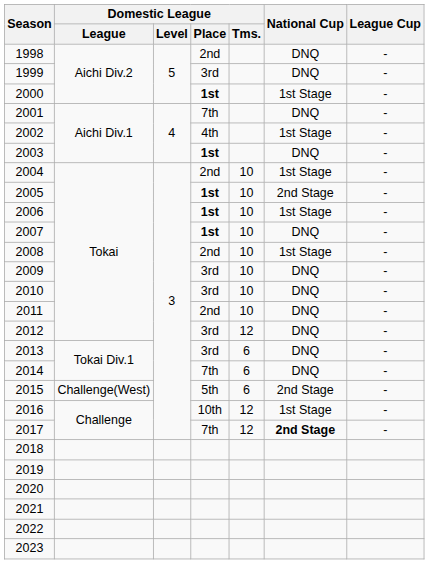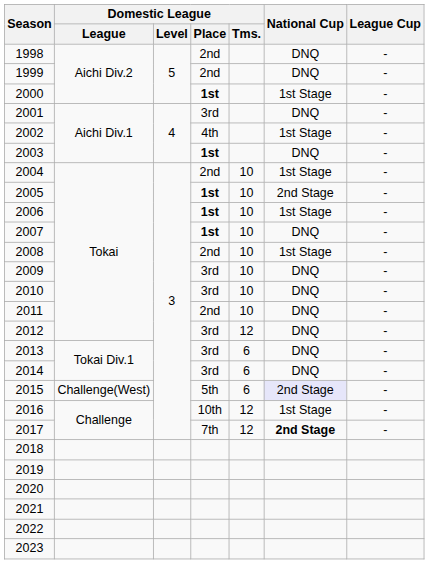(210, 73) 3rd -> (210, 73) 2nd
(210, 113) 7th -> (210, 113) 3rd
(210, 370) 7th -> (210, 370) 3rd
(305, 390) no background -> (305, 390) lavender background
